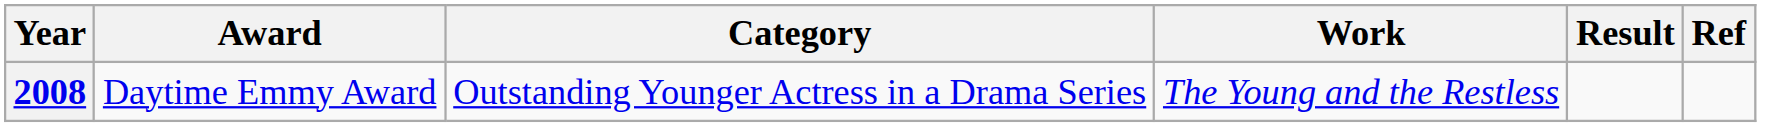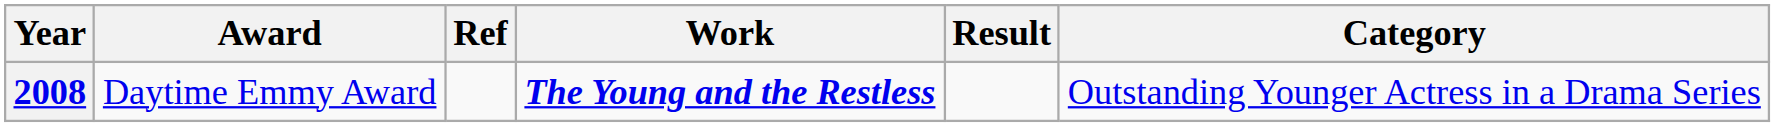columns swapped: (800, 33) <-> (1719, 33)
(1361, 90) normal -> (730, 90) bold
